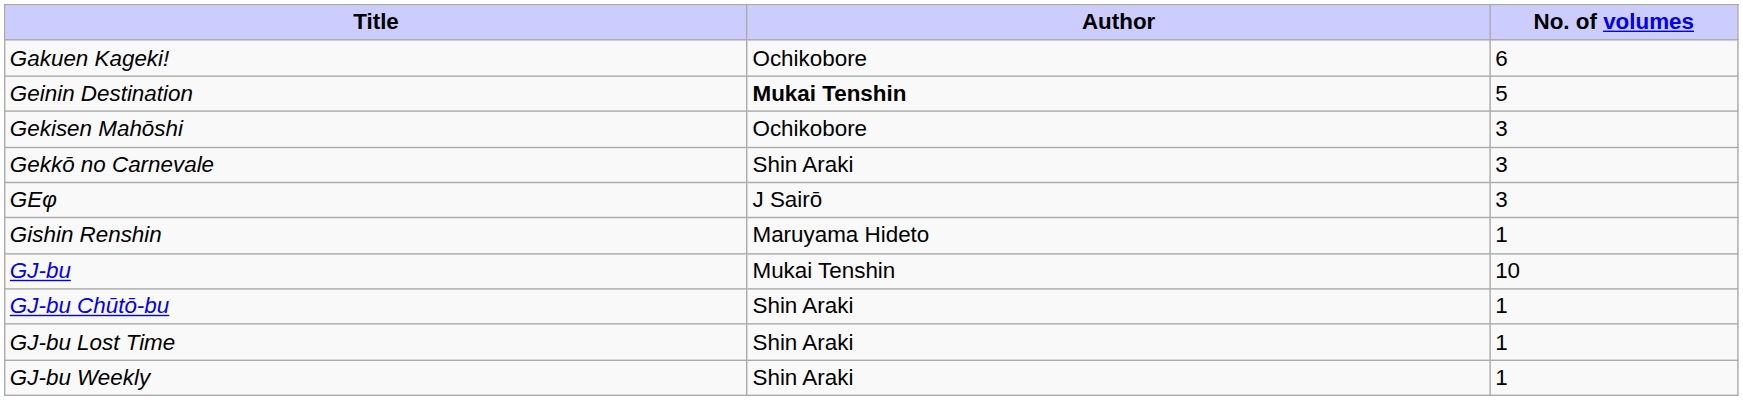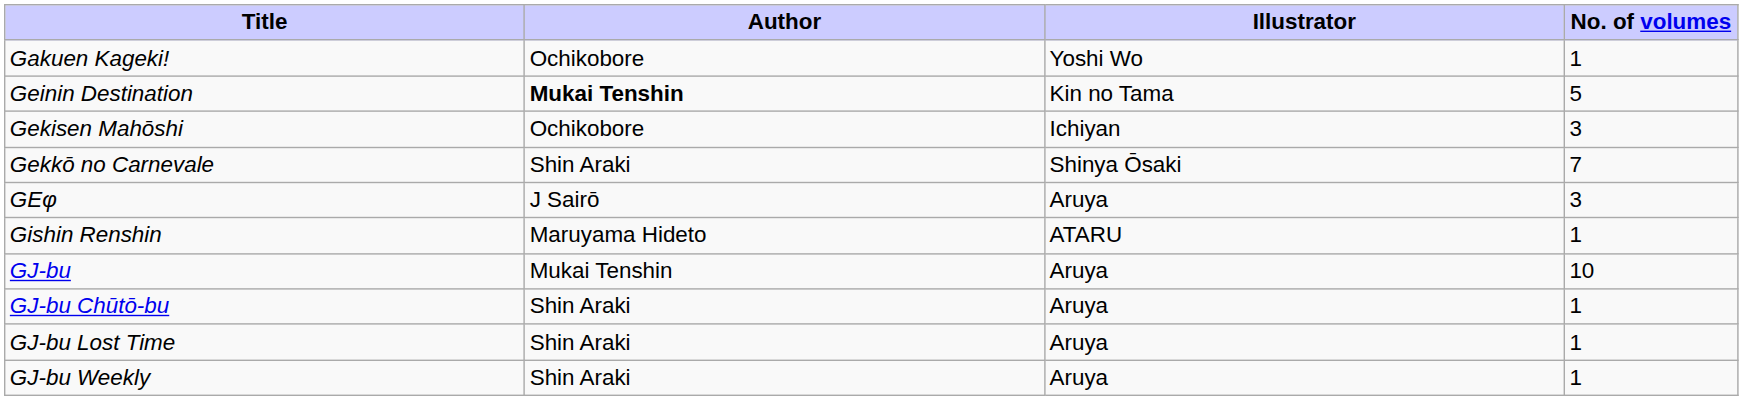+ column: (1304, 22)
(1501, 57) 6 -> (1576, 57) 1
(1501, 164) 3 -> (1576, 164) 7
